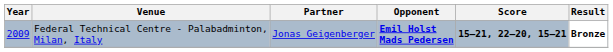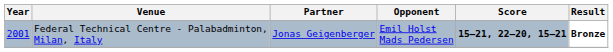(18, 34) 2009 -> (18, 34) 2001
(417, 34) bold -> (417, 34) normal
